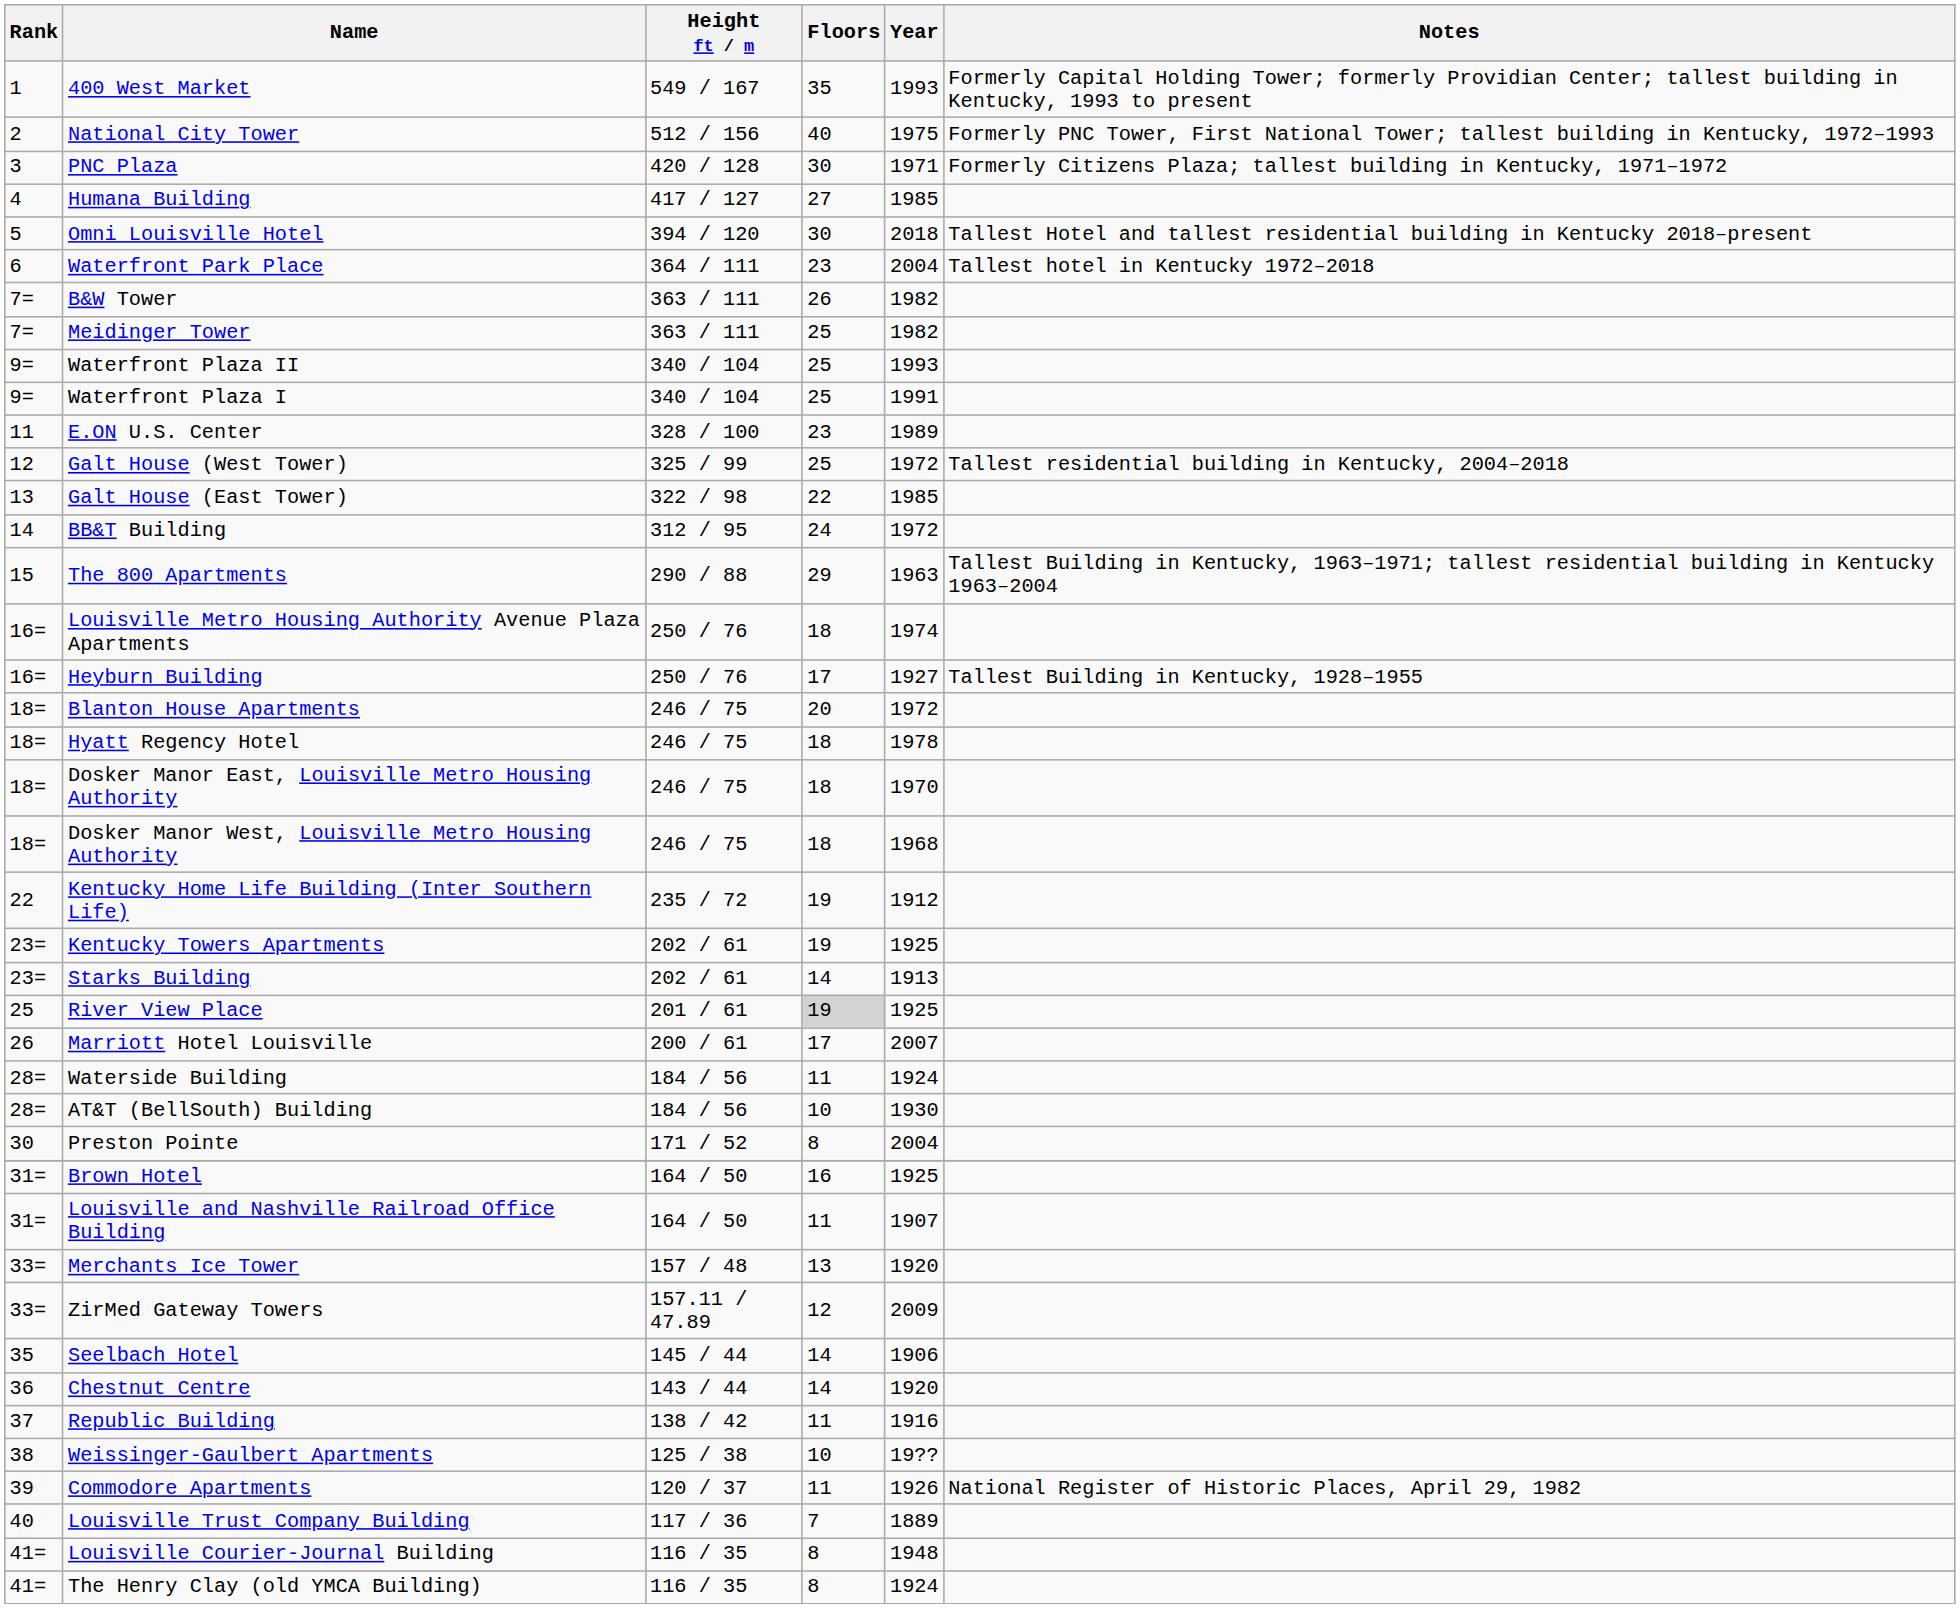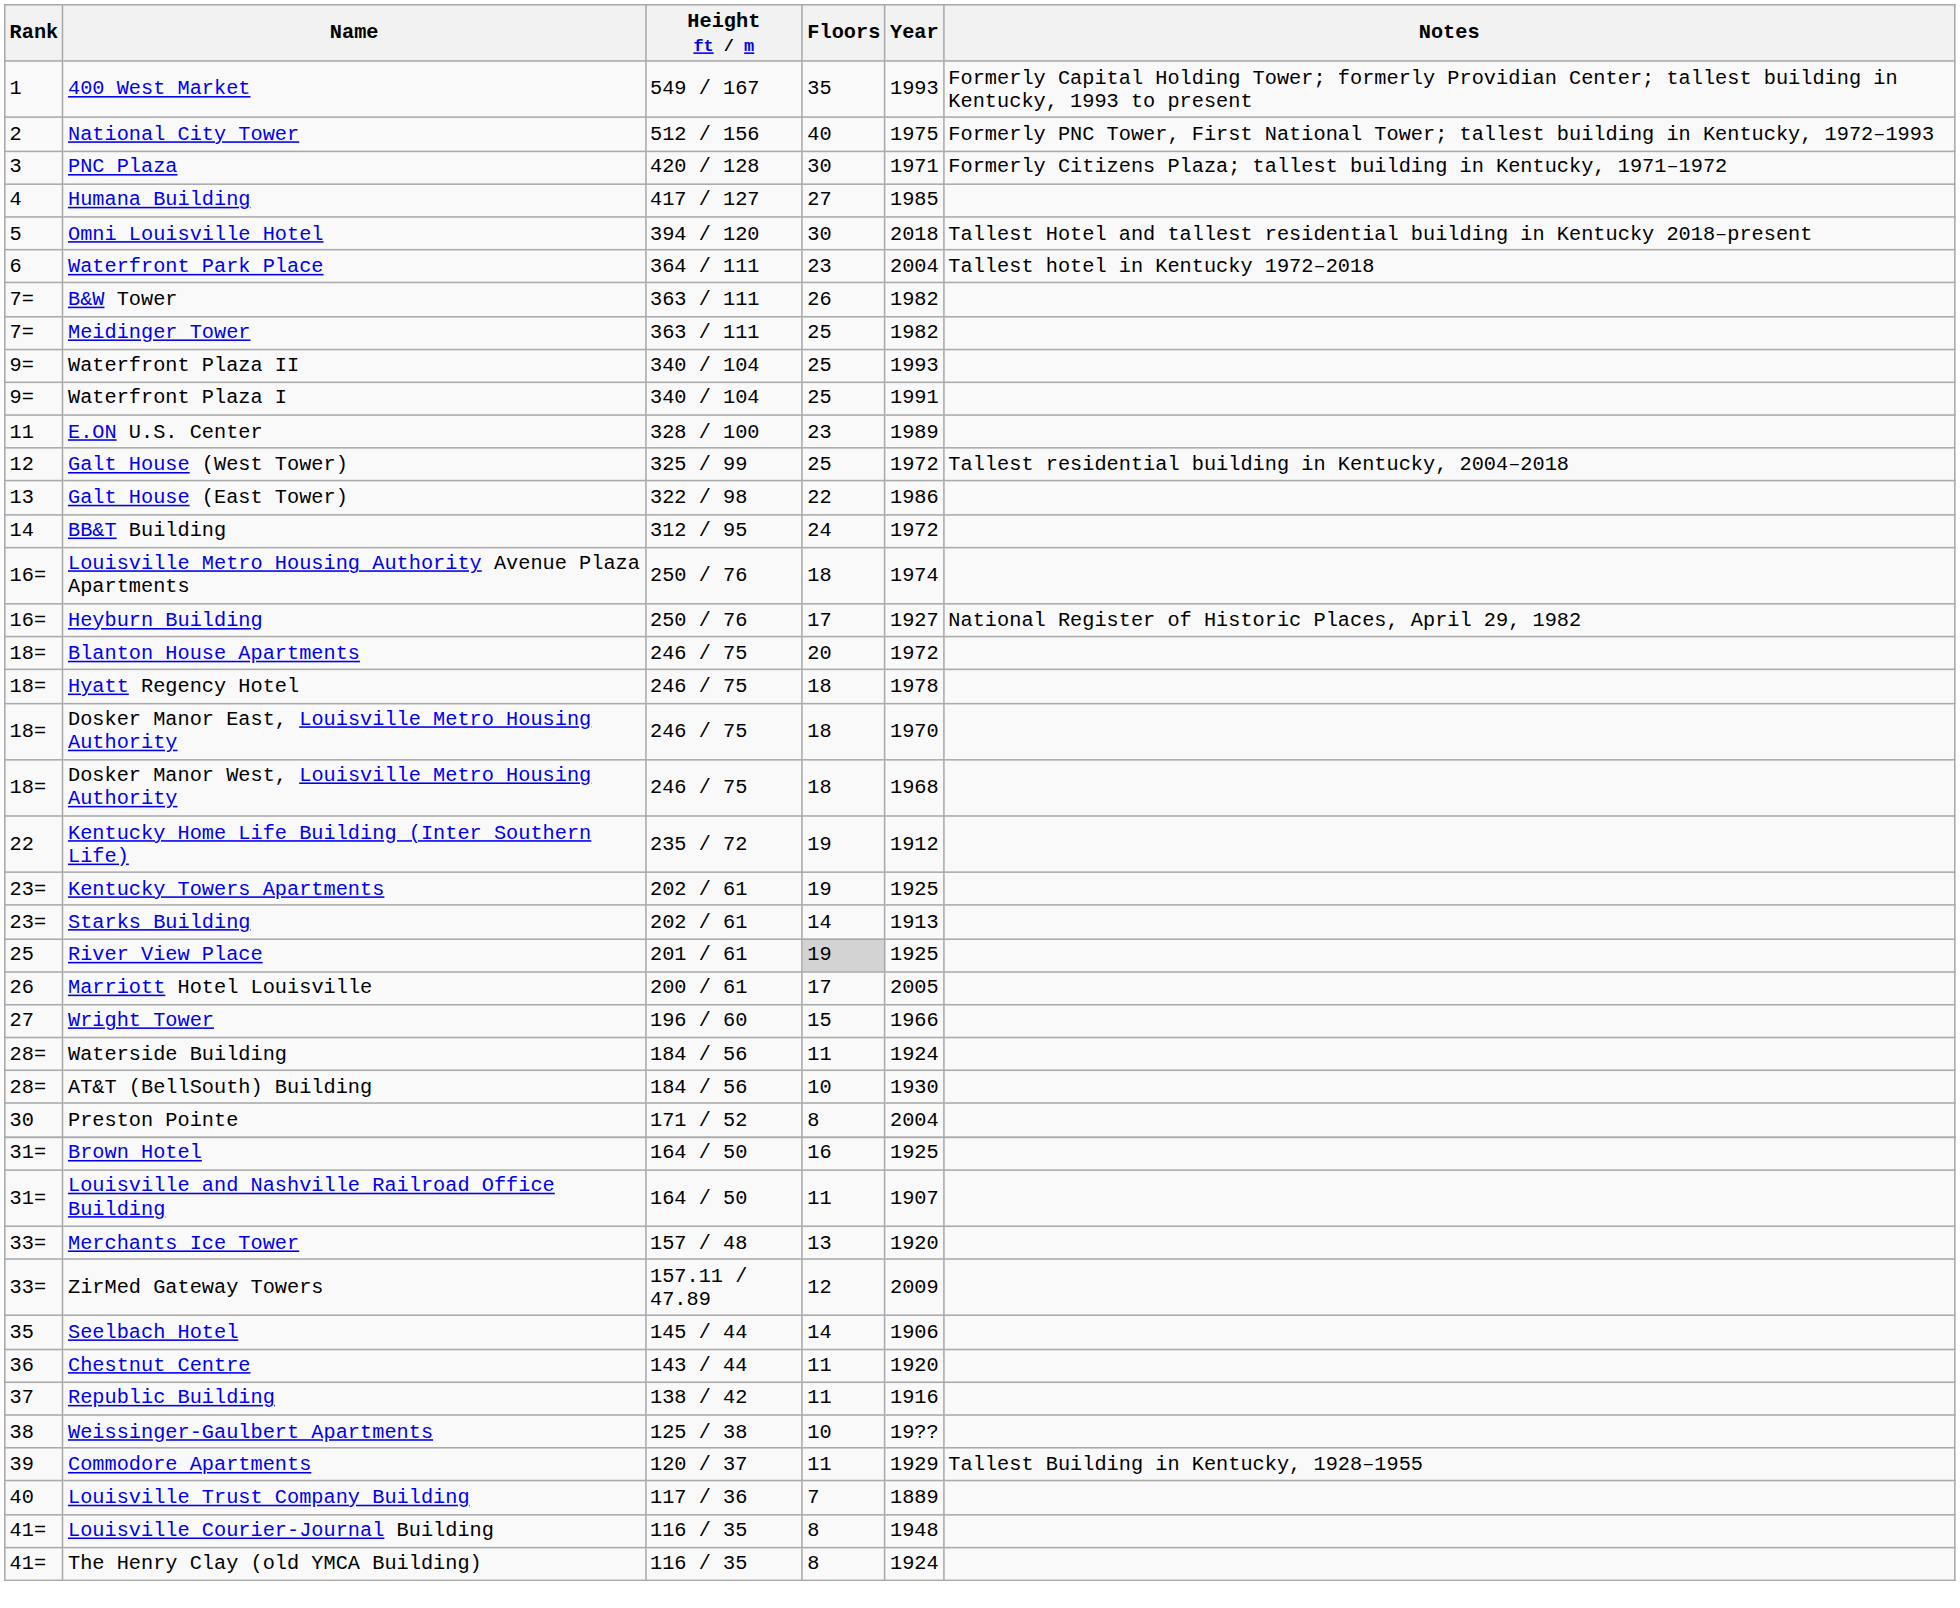(914, 498) 1985 -> (914, 498) 1986
- row: (178, 576)
(1186, 677) Tallest Building in Kentucky, 1928–1955 -> (1265, 620) National Register of Historic Places, April 29, 1982
(914, 1044) 2007 -> (914, 988) 2005
+ row: (141, 1021)
(820, 1389) 14 -> (820, 1365) 11
(914, 1488) 1926 -> (914, 1465) 1929
(1265, 1488) National Register of Historic Places, April 29, 1982 -> (1186, 1465) Tallest Building in Kentucky, 1928–1955
